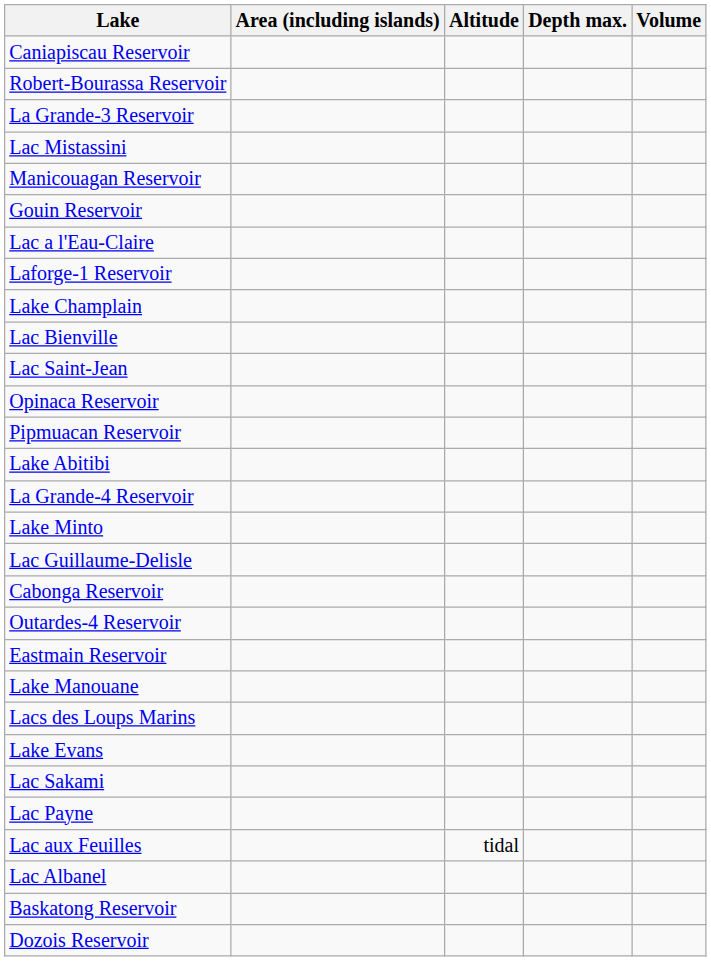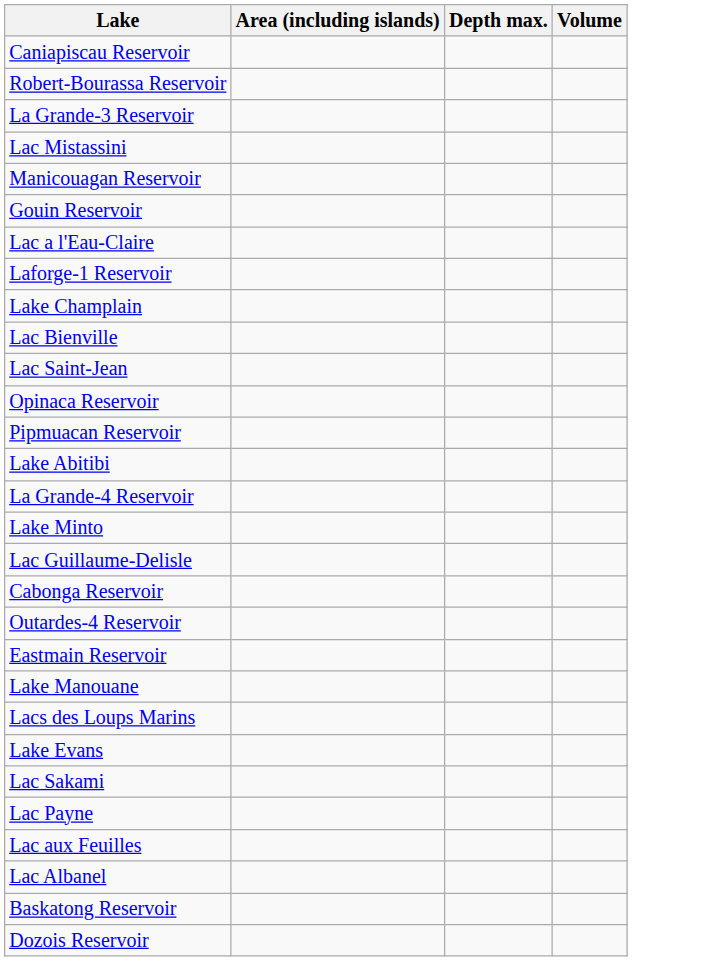- column: (484, 20)
